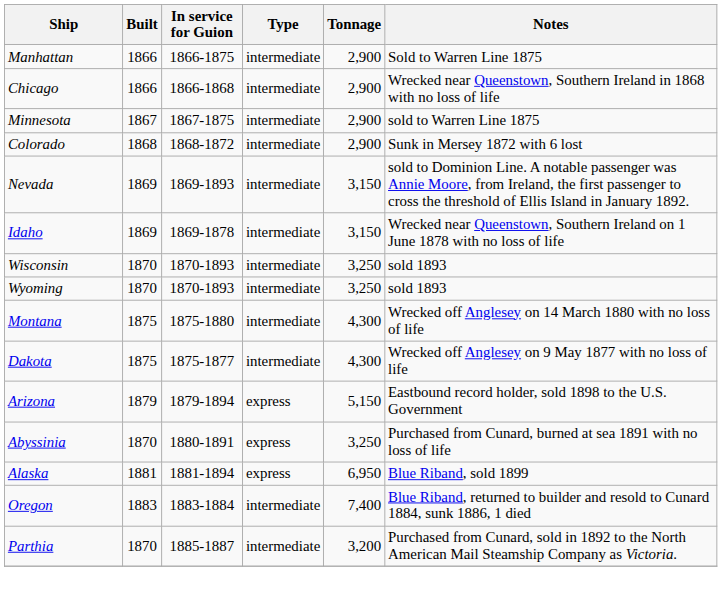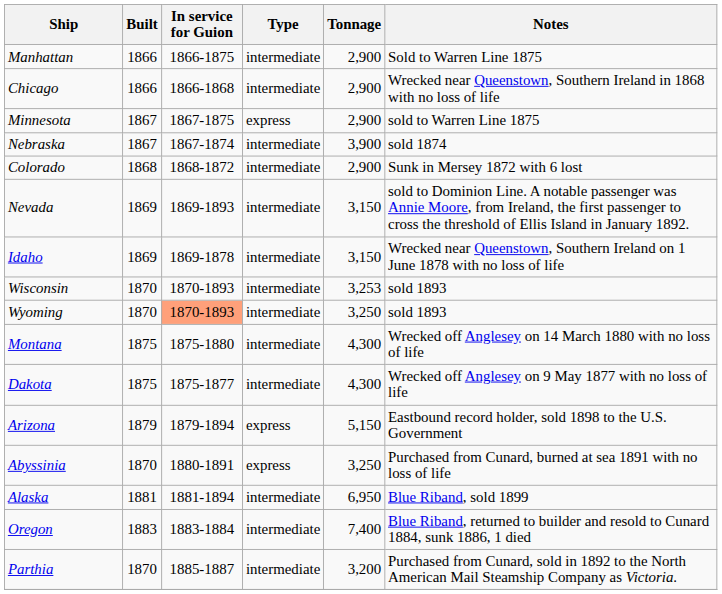(283, 120) intermediate -> (268, 120) express
+ row: (36, 144)
(364, 265) 3,250 -> (364, 288) 3,253
(202, 288) no background -> (202, 312) lightsalmon background
(268, 473) express -> (283, 497) intermediate
